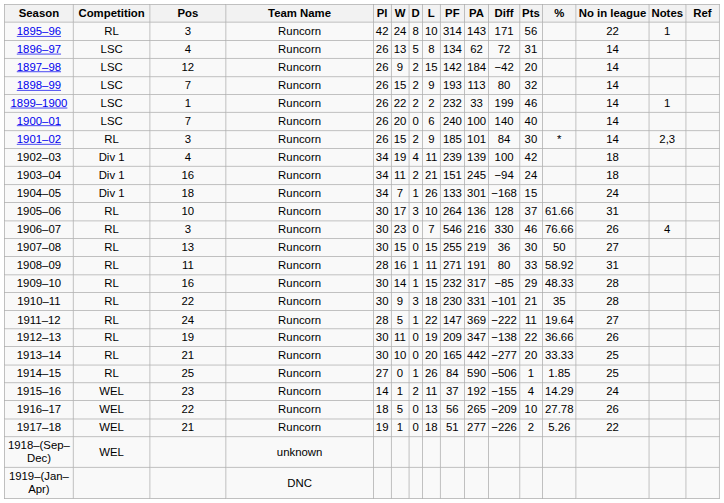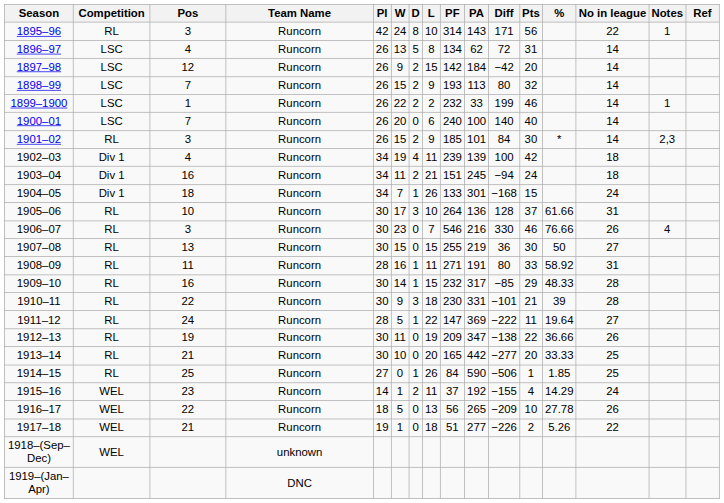(559, 301) 35 -> (559, 301) 39
